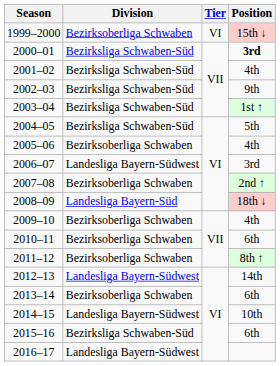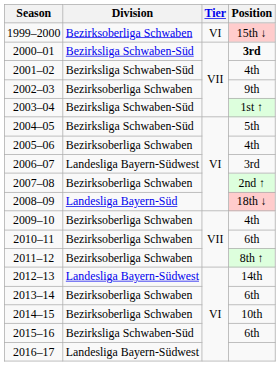(130, 88) Bezirksliga Schwaben-Süd -> (129, 88) Bezirksoberliga Schwaben
(132, 314) Landesliga Bayern-Südwest -> (129, 314) Bezirksoberliga Schwaben
